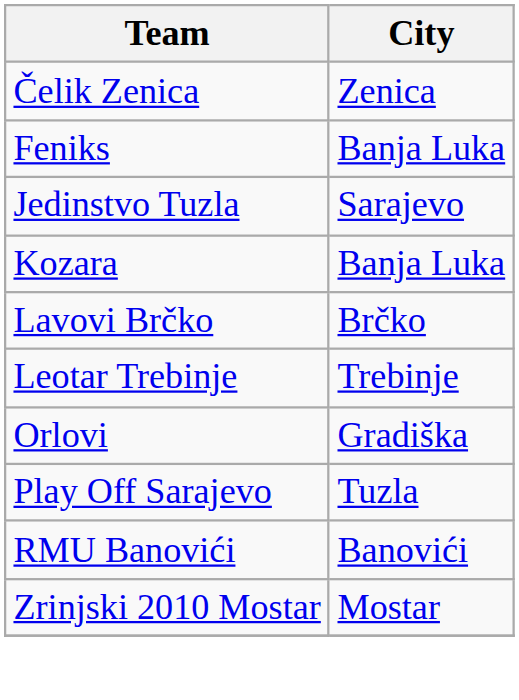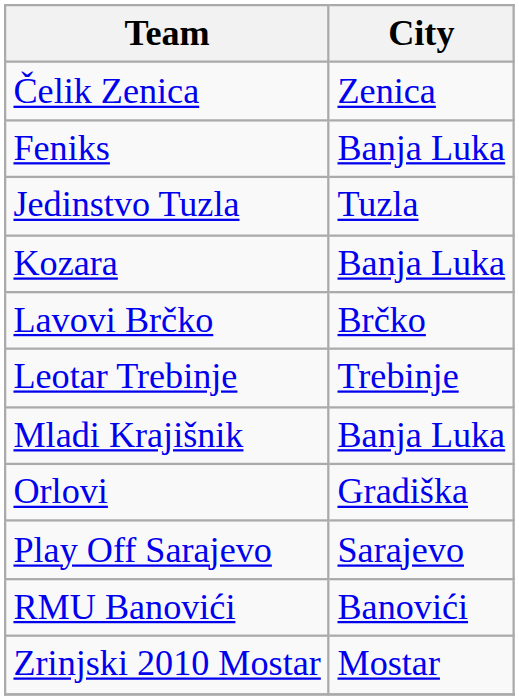(401, 205) Sarajevo -> (378, 205) Tuzla
+ row: (128, 434)
(378, 491) Tuzla -> (401, 549) Sarajevo
